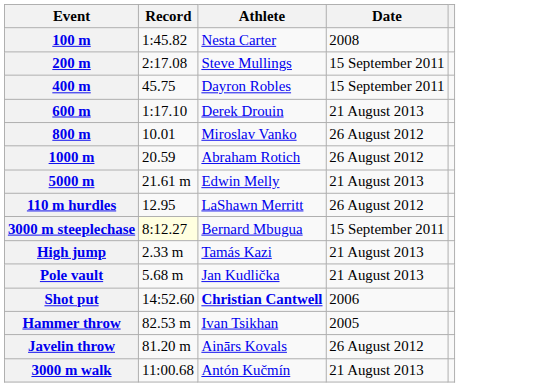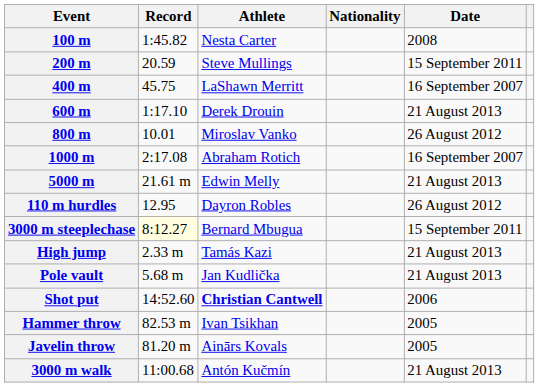+ column: (365, 16)
(165, 63) 2:17.08 -> (159, 63) 20.59
(246, 87) Dayron Robles -> (252, 87) LaShawn Merritt
(387, 87) 15 September 2011 -> (465, 87) 16 September 2007
(159, 157) 20.59 -> (165, 157) 2:17.08
(376, 157) 26 August 2012 -> (465, 157) 16 September 2007
(252, 205) LaShawn Merritt -> (246, 205) Dayron Robles
(376, 346) 26 August 2012 -> (422, 346) 2005
